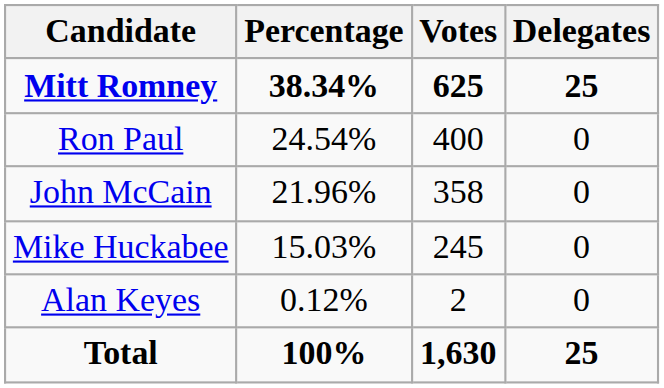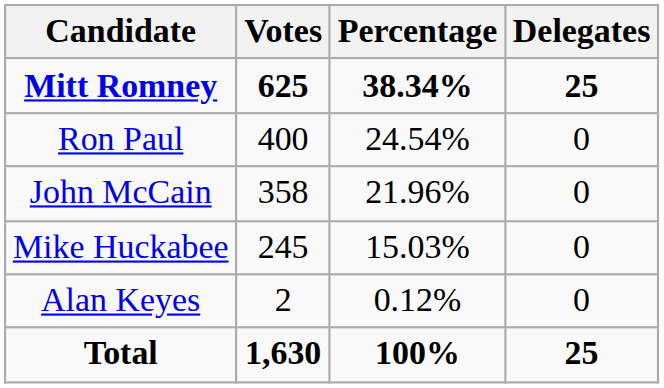columns swapped: (458, 31) <-> (324, 31)
